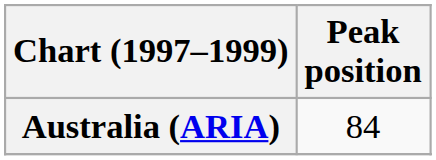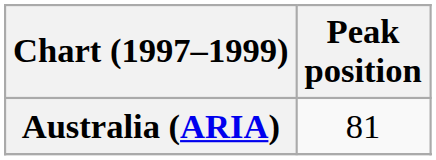(363, 125) 84 -> (363, 125) 81
